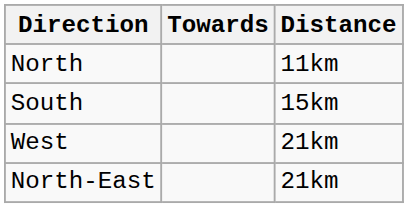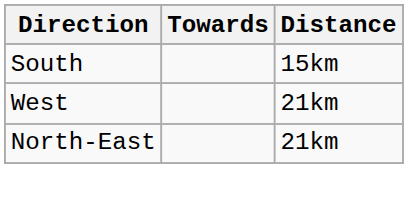- row: (47, 64)
